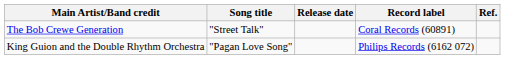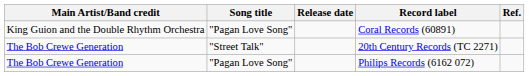(65, 29) The Bob Crewe Generation -> (106, 29) King Guion and the Double Rhythm Orchestra
(236, 29) "Street Talk" -> (251, 29) "Pagan Love Song"
+ row: (428, 46)
(106, 46) King Guion and the Double Rhythm Orchestra -> (65, 63) The Bob Crewe Generation
